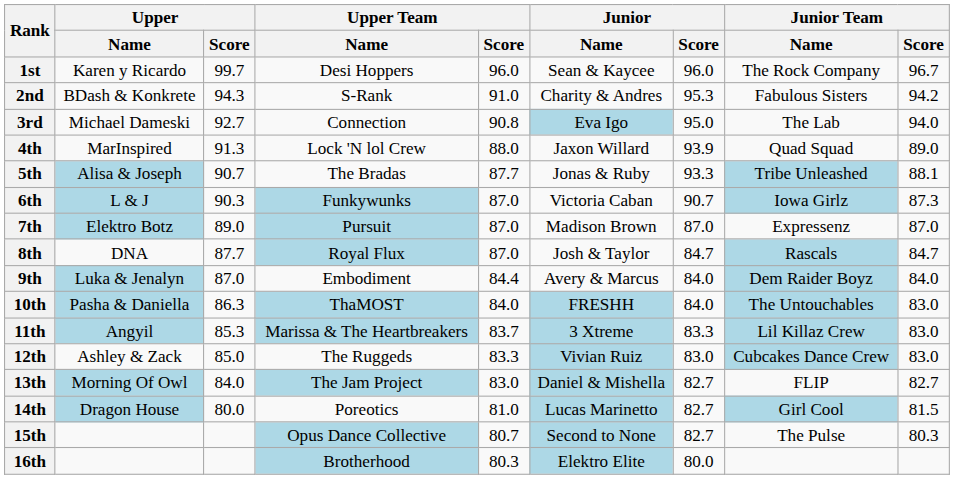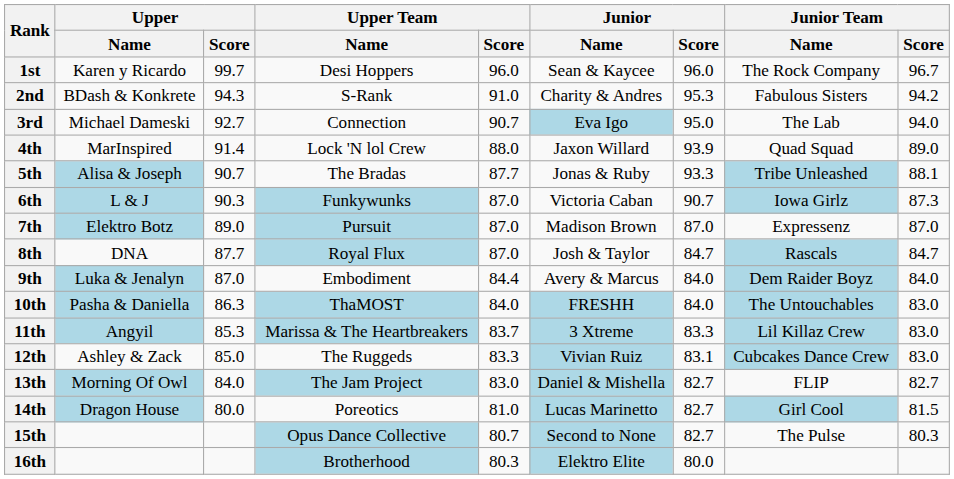(504, 122) 90.8 -> (504, 122) 90.7
(229, 148) 91.3 -> (229, 148) 91.4
(699, 357) 83.0 -> (699, 357) 83.1
